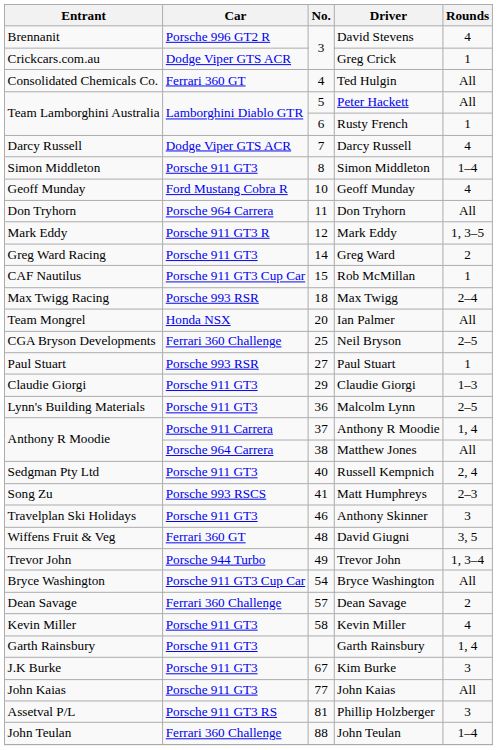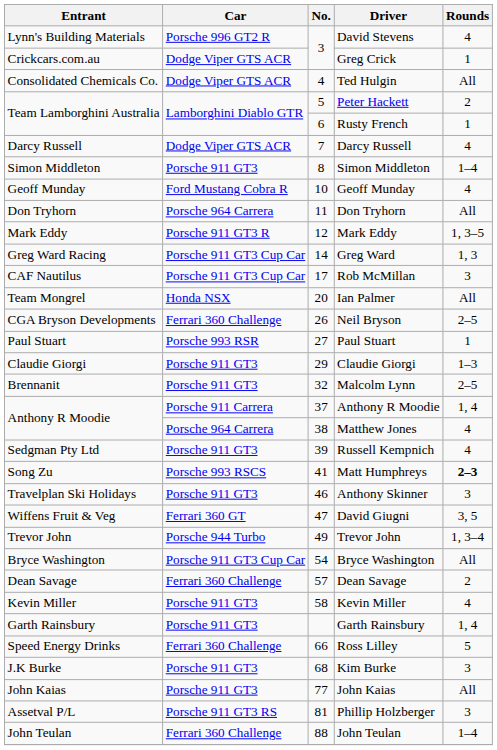(34, 36) Brennanit -> (76, 36) Lynn's Building Materials
(206, 80) Ferrari 360 GT -> (228, 80) Dodge Viper GTS ACR
(468, 102) All -> (468, 102) 2
(212, 254) Porsche 911 GT3 -> (235, 254) Porsche 911 GT3 Cup Car
(468, 254) 2 -> (468, 254) 1, 3
(321, 276) 15 -> (321, 276) 17
(468, 276) 1 -> (468, 276) 3
- row: (367, 297)
(321, 341) 25 -> (321, 319) 26
(76, 406) Lynn's Building Materials -> (34, 384) Brennanit
(321, 406) 36 -> (321, 384) 32
(468, 450) All -> (468, 428) 4
(321, 472) 40 -> (321, 450) 39
(468, 472) 2, 4 -> (468, 450) 4
(468, 493) normal -> (468, 472) bold
(321, 537) 48 -> (321, 515) 47
+ row: (367, 646)
(321, 667) 67 -> (321, 667) 68
